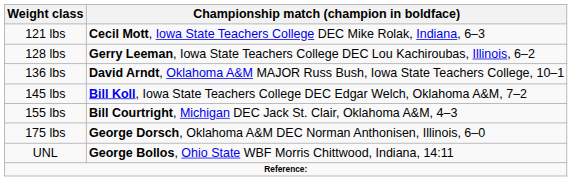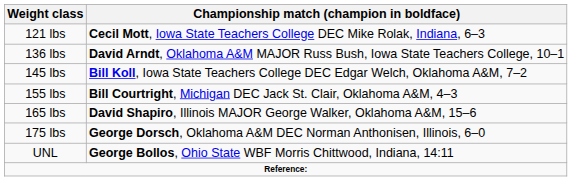- row: (45, 53)
+ row: (45, 113)
